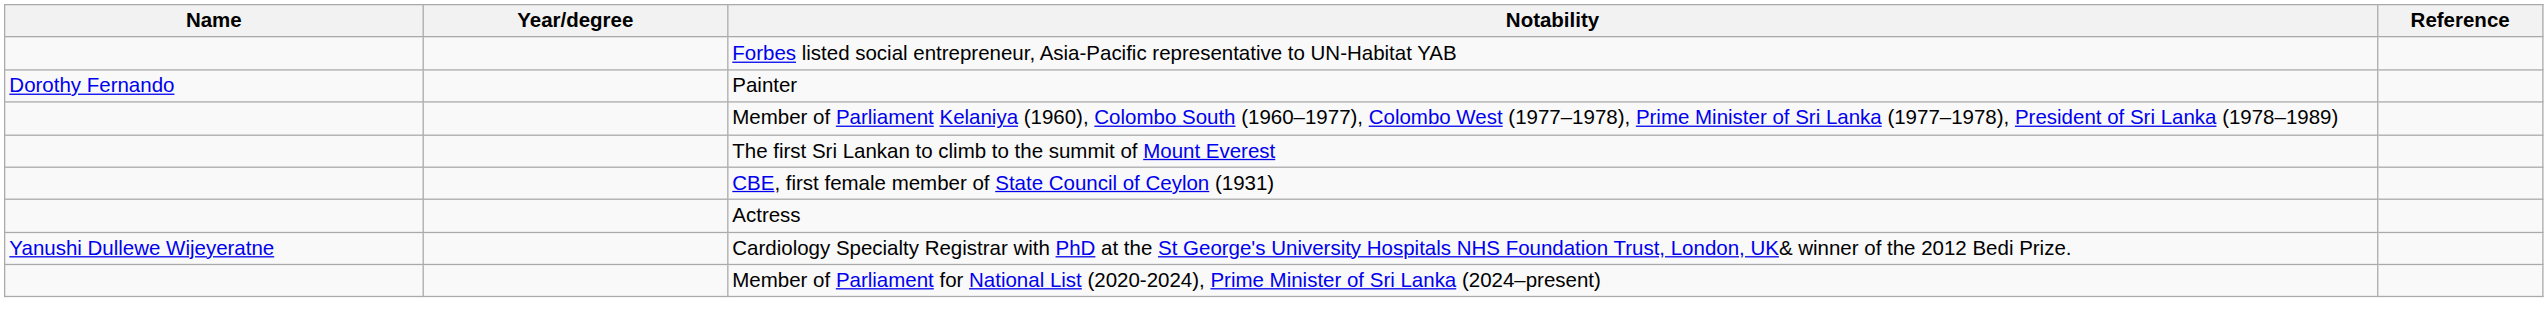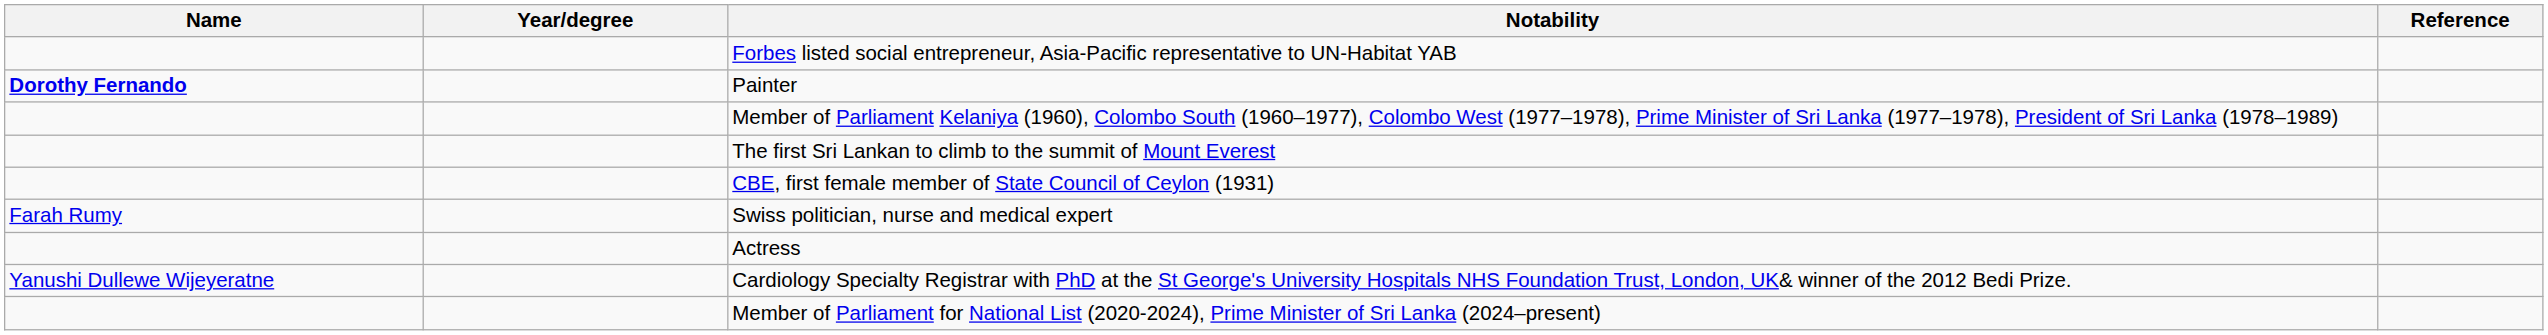(92, 85) normal -> (98, 85) bold
+ row: (922, 215)
